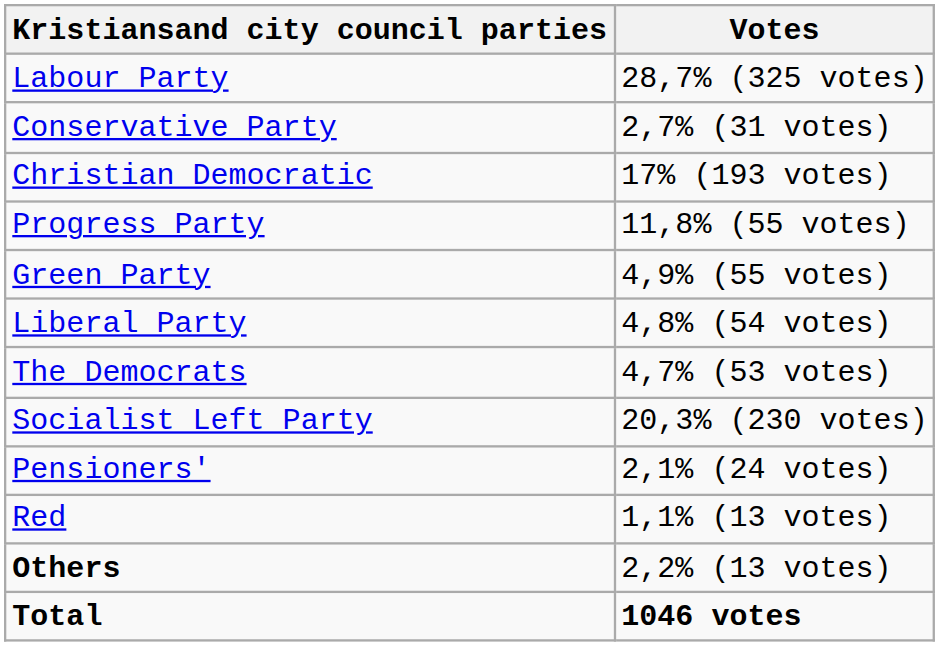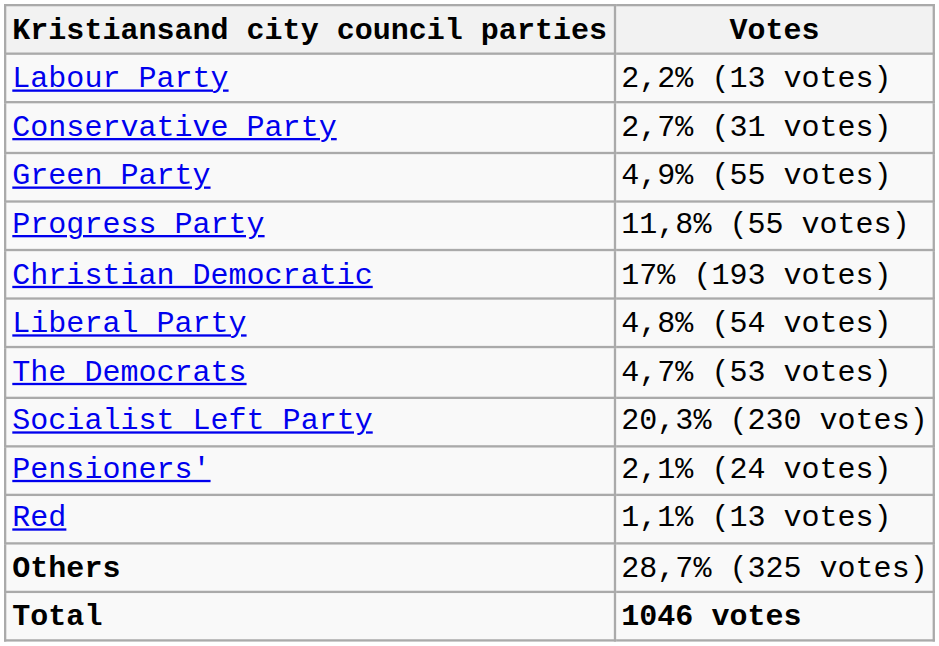(774, 79) 28,7% (325 votes) -> (756, 79) 2,2% (13 votes)
rows swapped: (193, 176) <-> (111, 274)
(756, 568) 2,2% (13 votes) -> (774, 568) 28,7% (325 votes)
